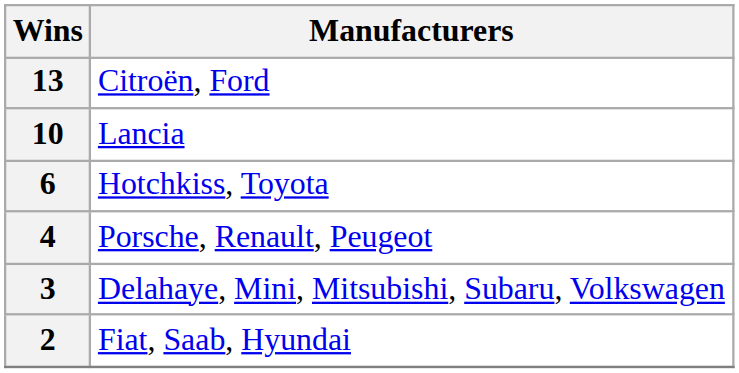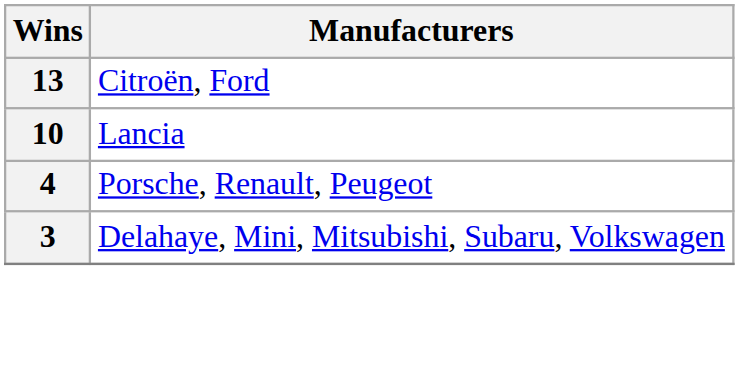- row: (48, 185)
- row: (48, 340)
